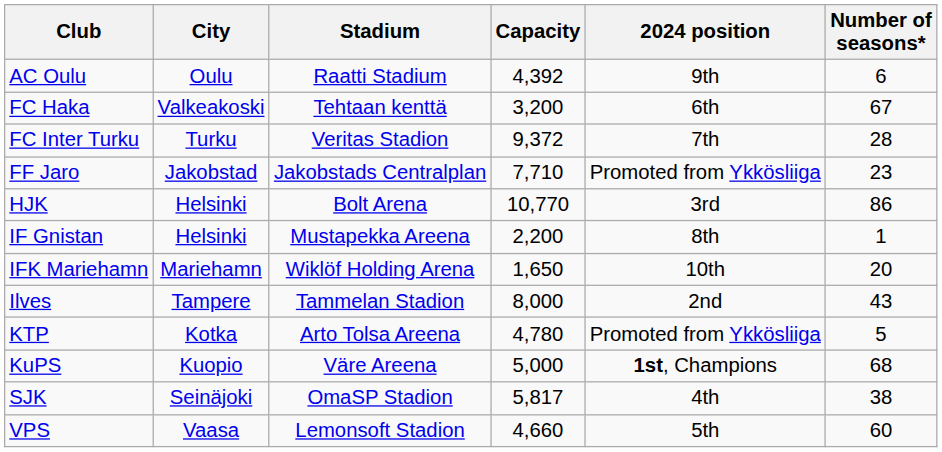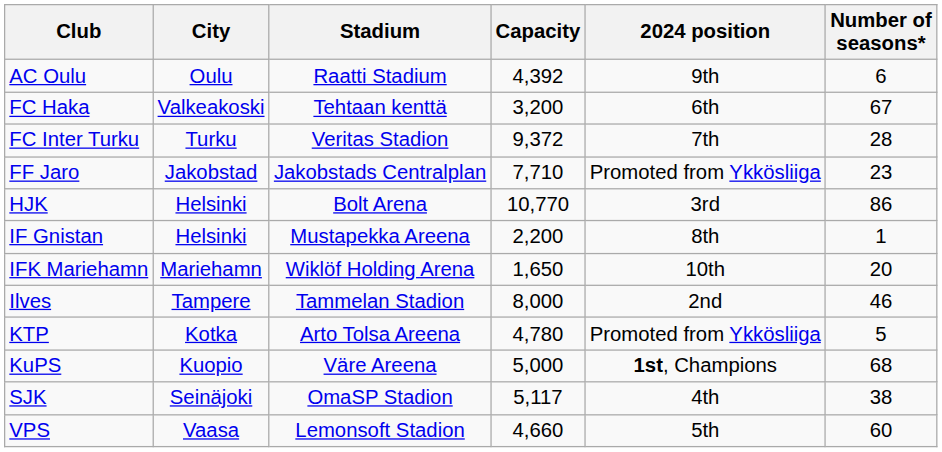(881, 301) 43 -> (881, 301) 46
(538, 397) 5,817 -> (538, 397) 5,117
